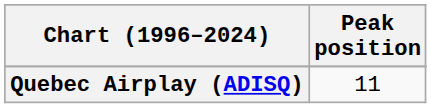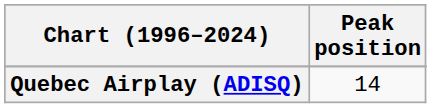(368, 85) 11 -> (368, 85) 14
